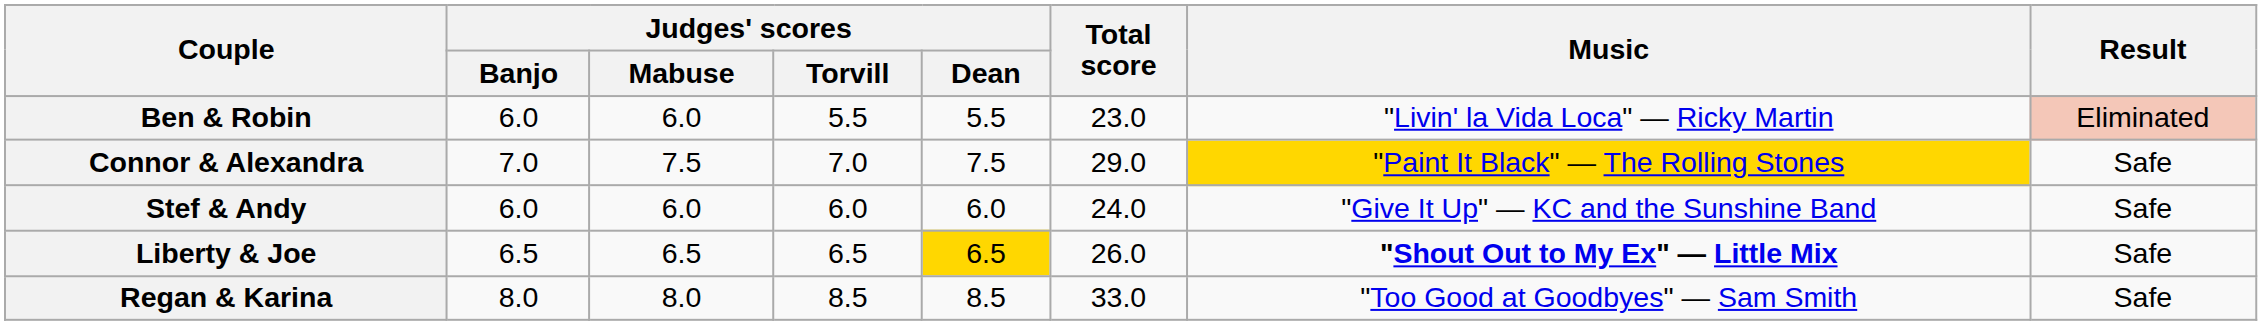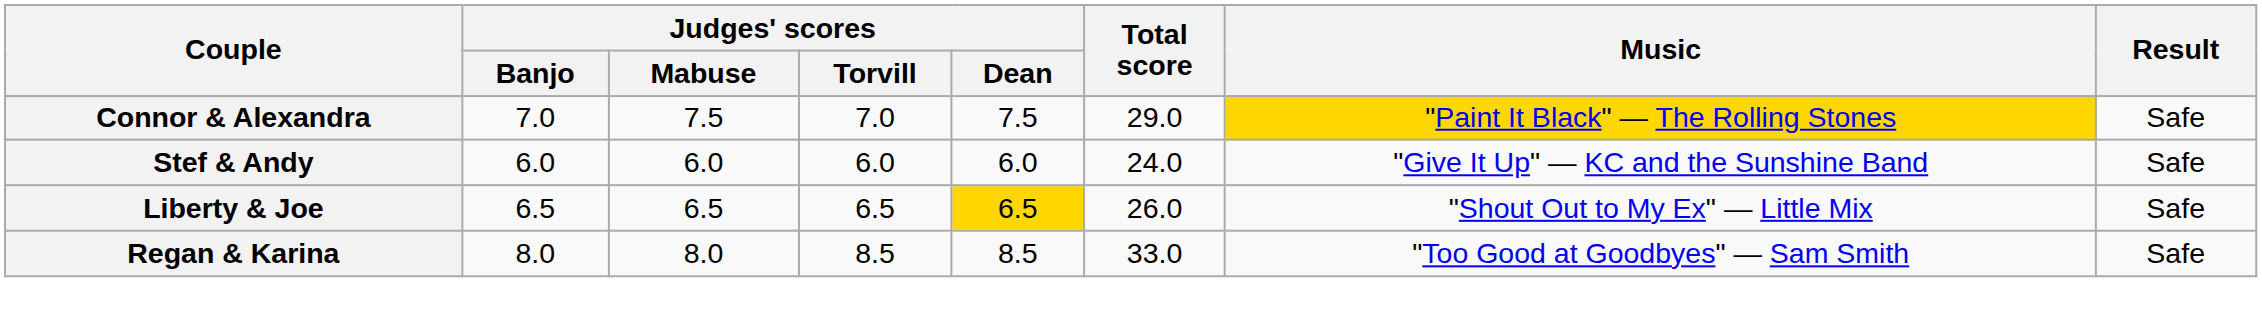- row: (226, 118)
(1609, 253) bold -> (1661, 208) normal
